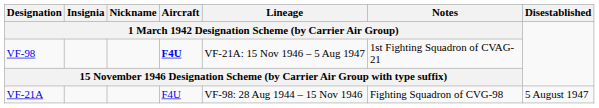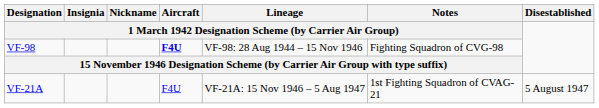(285, 53) VF-21A: 15 Nov 1946 – 5 Aug 1947 -> (283, 47) VF-98: 28 Aug 1944 – 15 Nov 1946
(442, 53) 1st Fighting Squadron of CVAG-21 -> (437, 47) Fighting Squadron of CVG-98
(283, 94) VF-98: 28 Aug 1944 – 15 Nov 1946 -> (285, 88) VF-21A: 15 Nov 1946 – 5 Aug 1947
(437, 94) Fighting Squadron of CVG-98 -> (442, 88) 1st Fighting Squadron of CVAG-21
